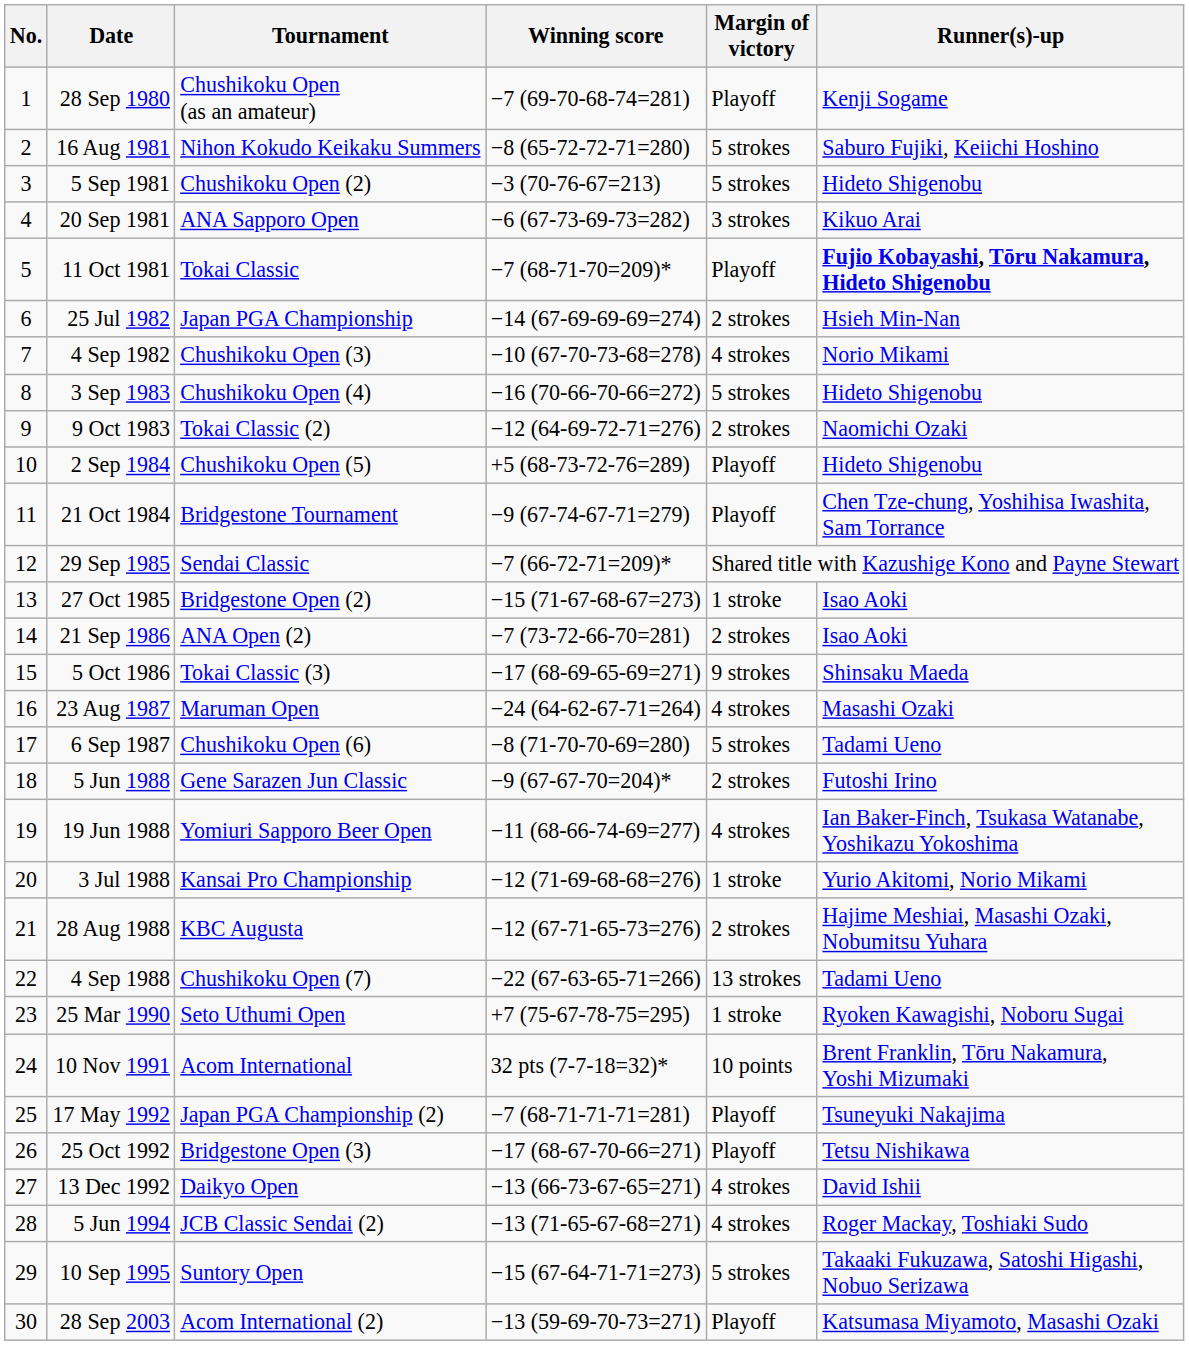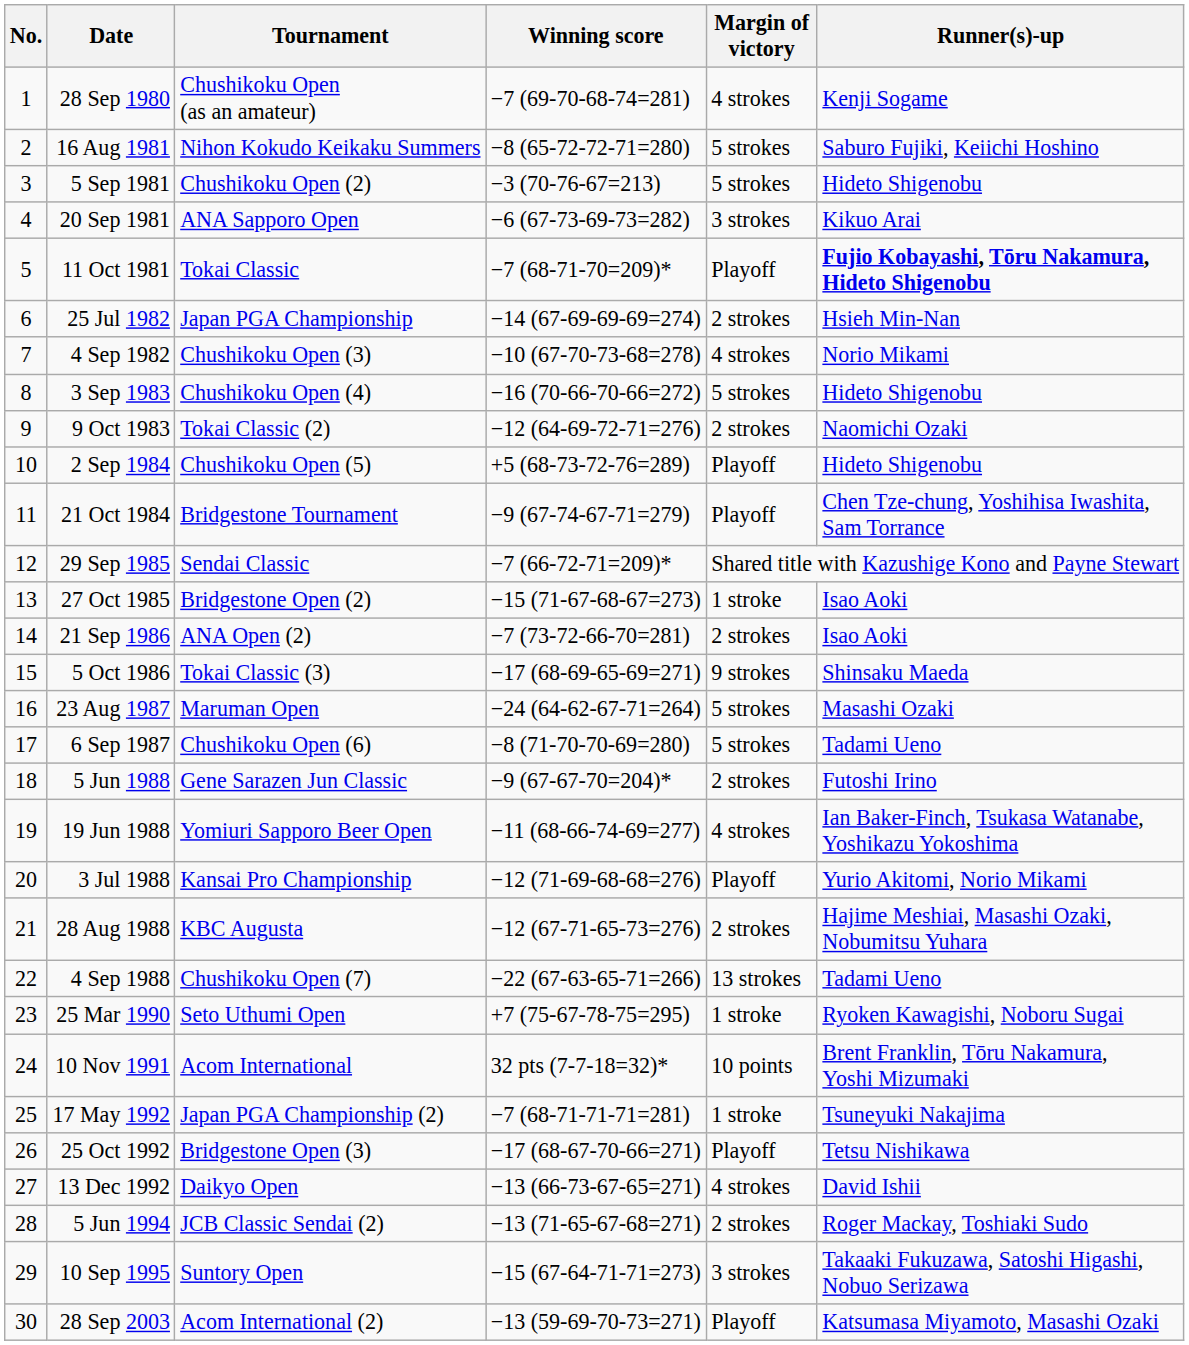(743, 98) Playoff -> (751, 98) 4 strokes
(751, 708) 4 strokes -> (751, 708) 5 strokes
(746, 880) 1 stroke -> (743, 880) Playoff
(743, 1114) Playoff -> (746, 1114) 1 stroke
(751, 1223) 4 strokes -> (751, 1223) 2 strokes
(751, 1272) 5 strokes -> (751, 1272) 3 strokes
